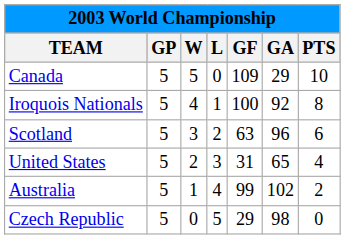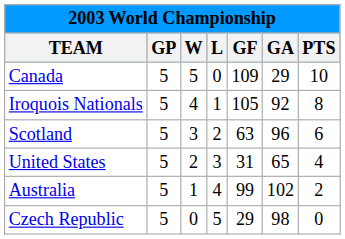(245, 104) 100 -> (245, 104) 105
